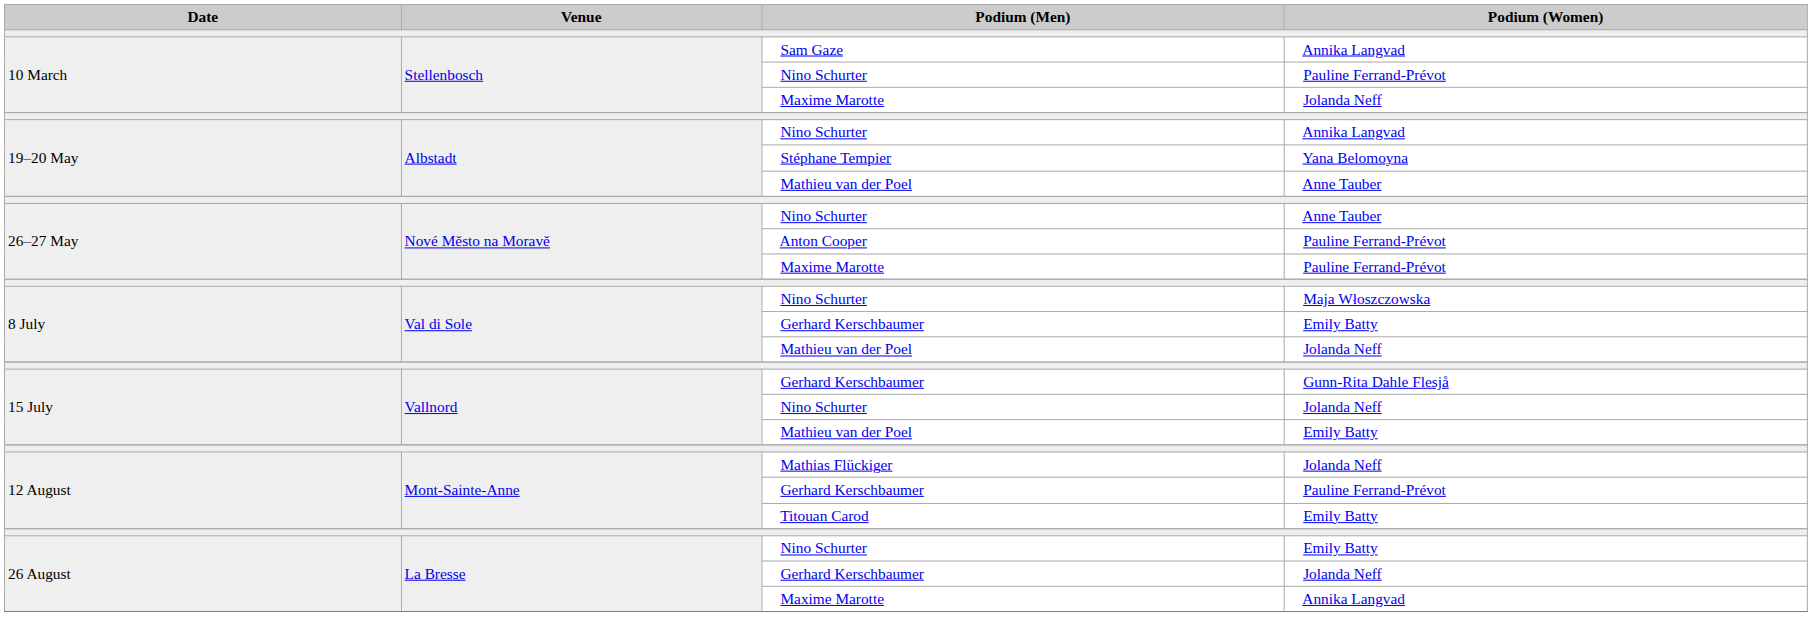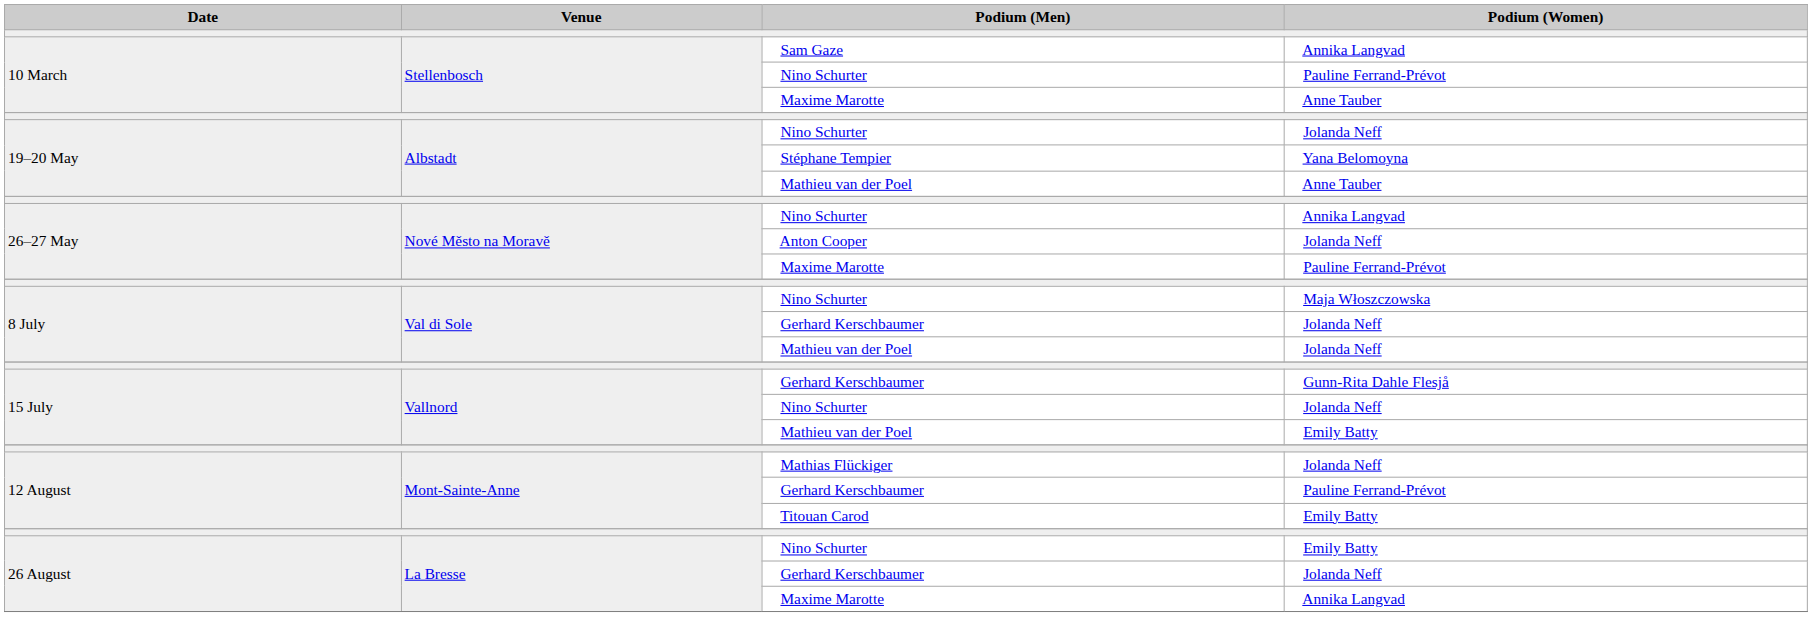(1335, 100) Jolanda Neff -> (1335, 100) Anne Tauber
(1346, 132) Annika Langvad -> (1335, 132) Jolanda Neff
(1335, 215) Anne Tauber -> (1346, 215) Annika Langvad
(1367, 241) Pauline Ferrand-Prévot -> (1335, 241) Jolanda Neff
(1333, 324) Emily Batty -> (1335, 324) Jolanda Neff
